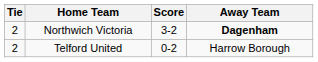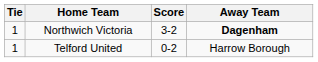(15, 30) 2 -> (15, 30) 1
(15, 48) 2 -> (15, 48) 1
